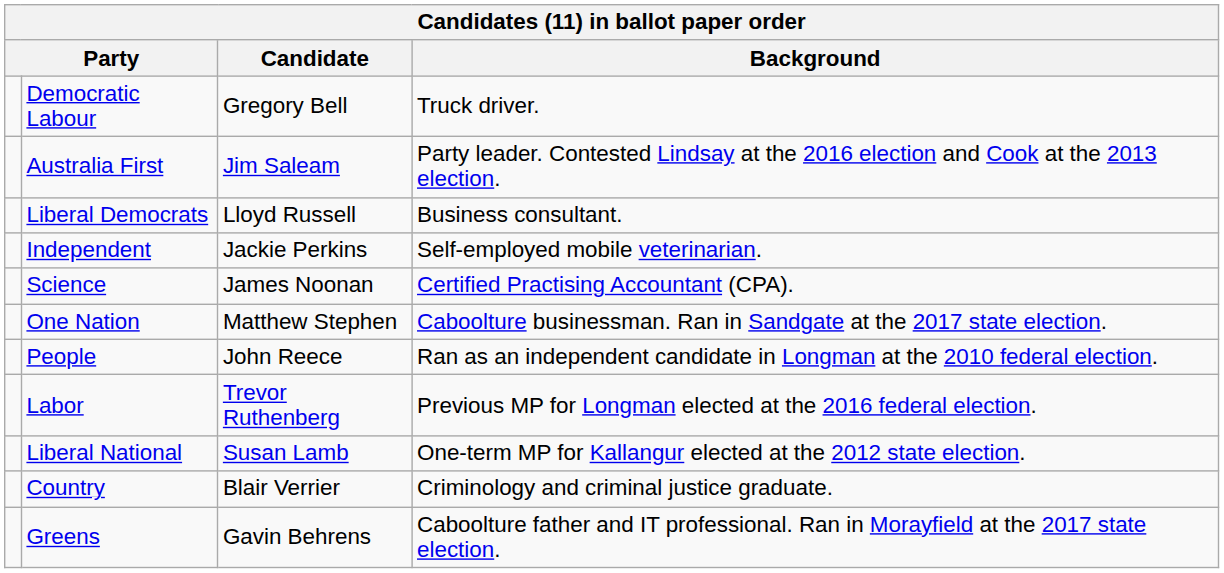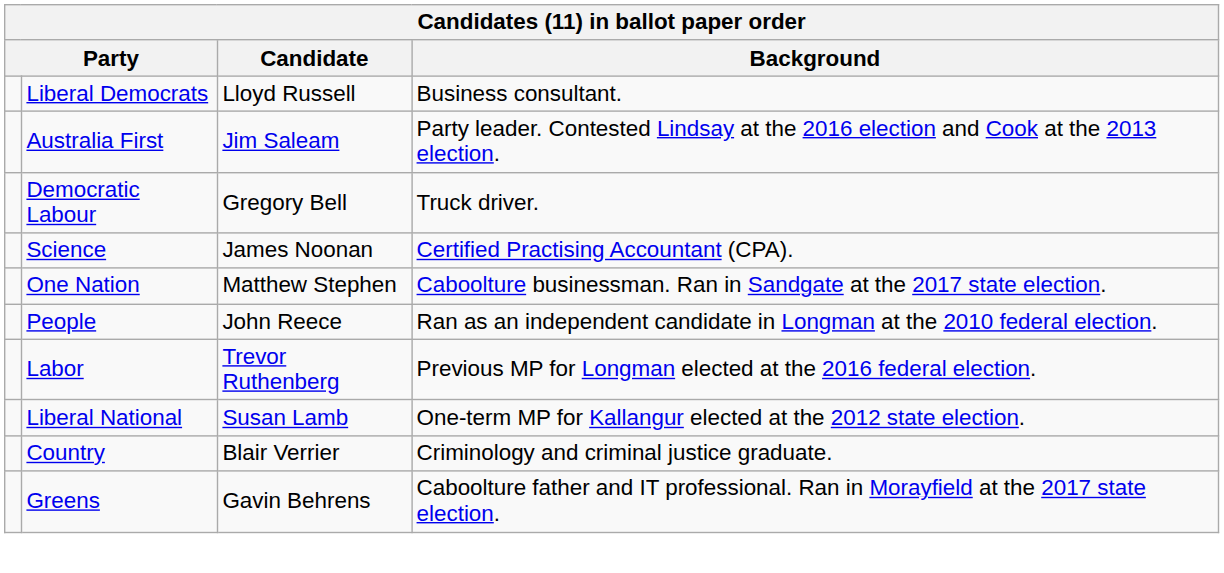rows swapped: (117, 214) <-> (83, 105)
- row: (89, 250)
